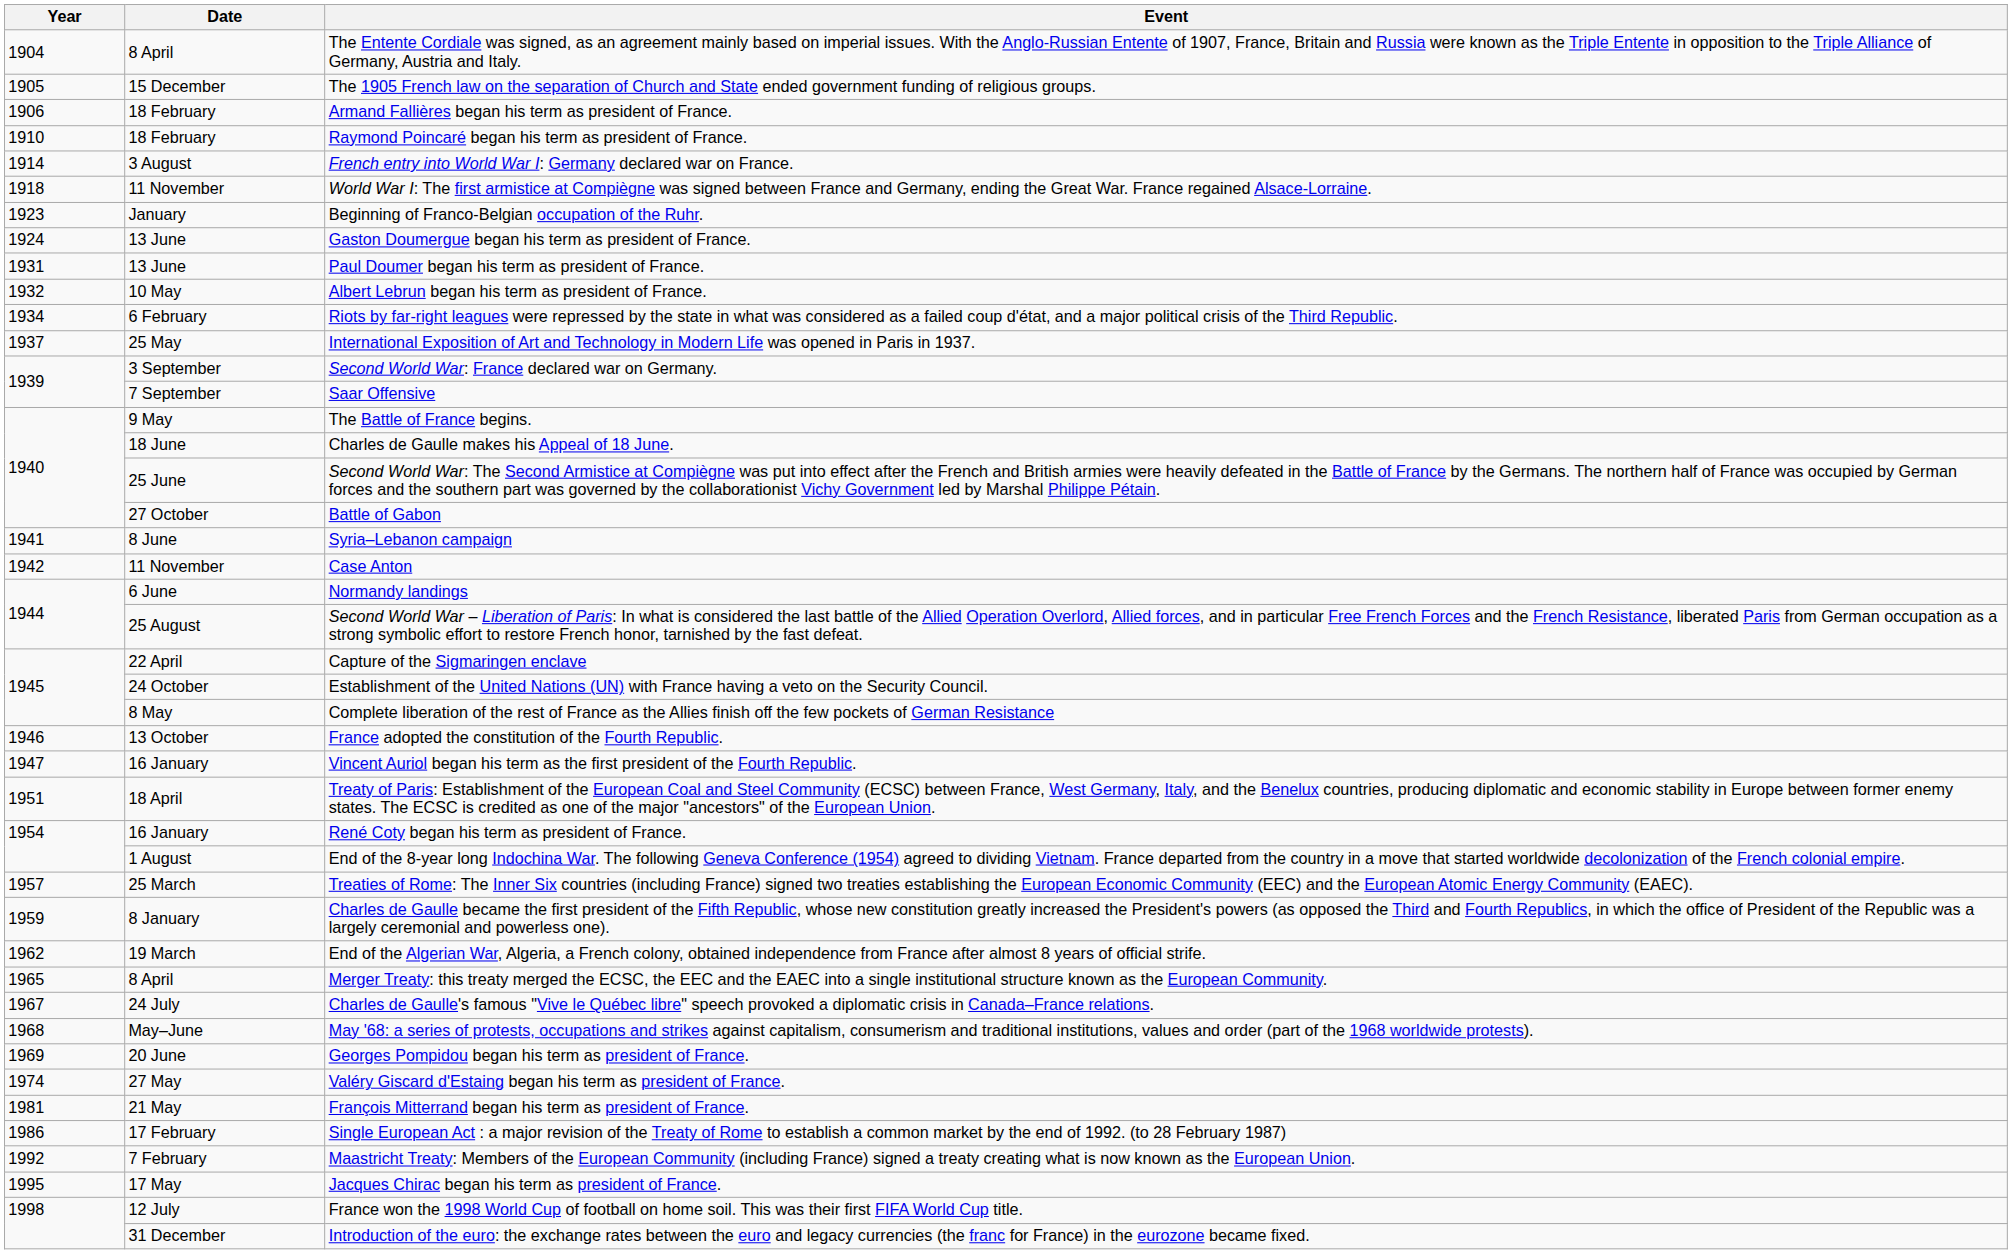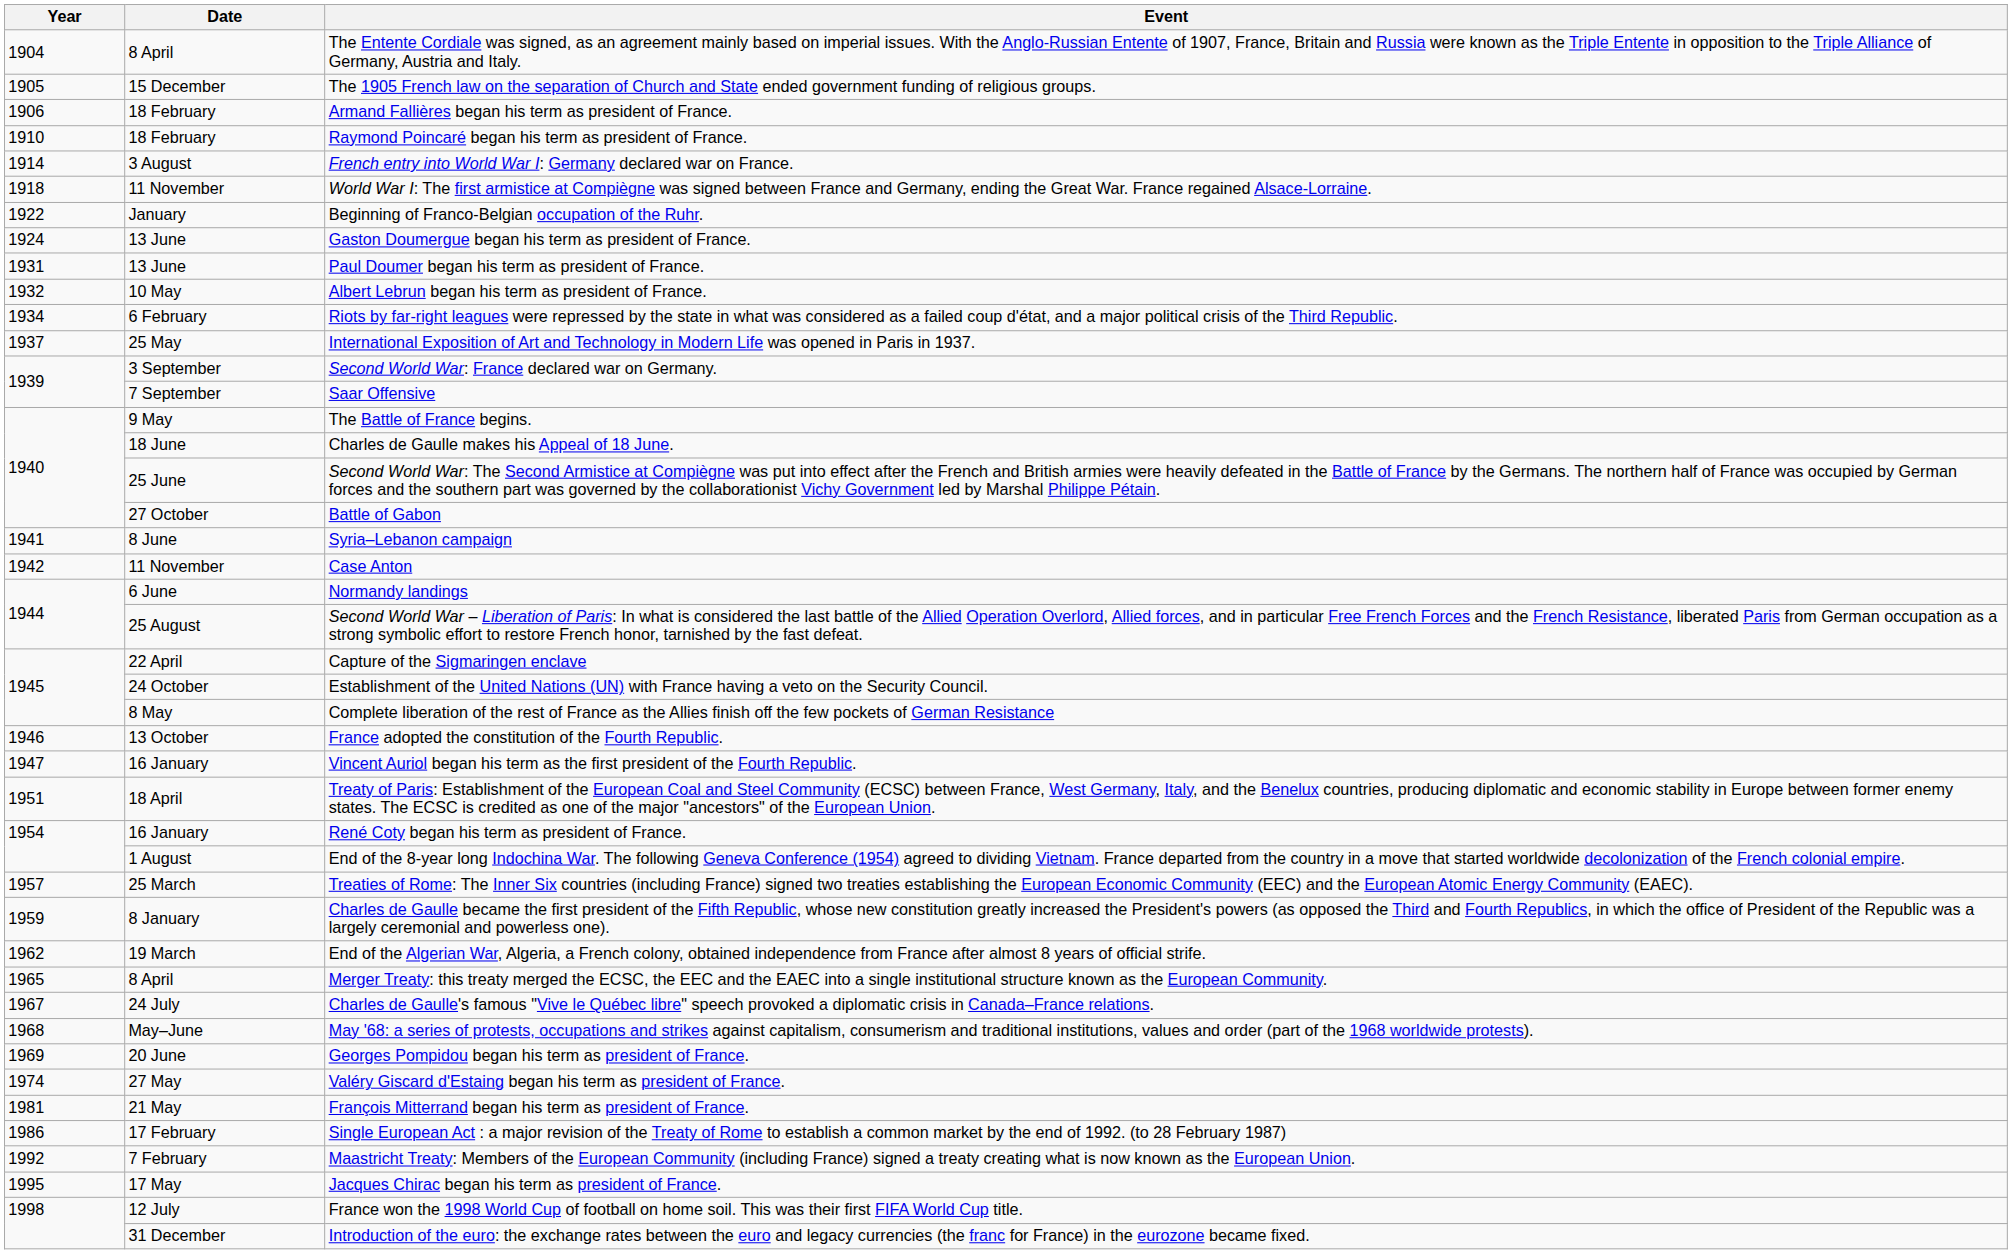(26, 214) 1923 -> (26, 214) 1922
